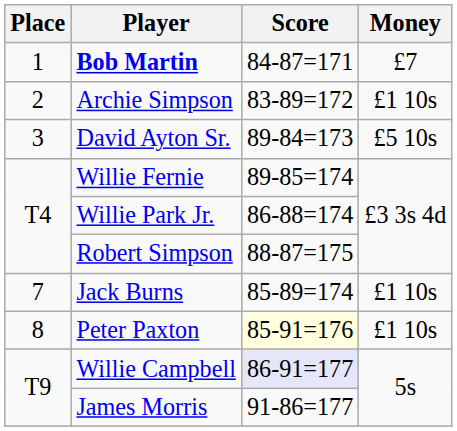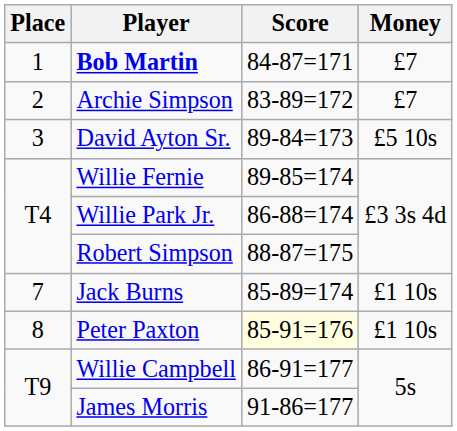(405, 100) £1 10s -> (405, 100) £7
(300, 368) lavender background -> (300, 368) no background
